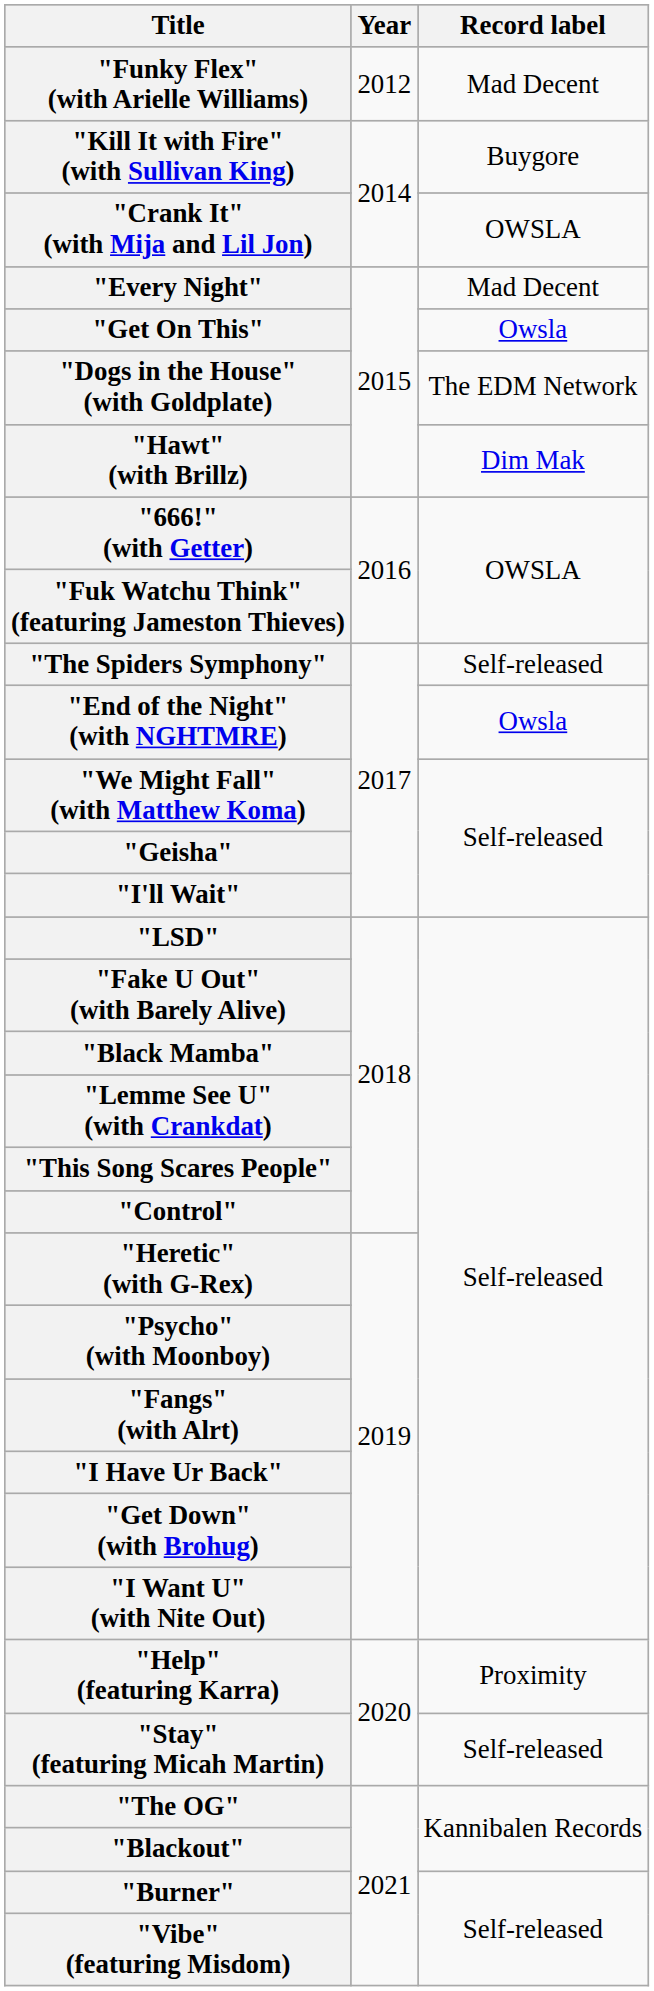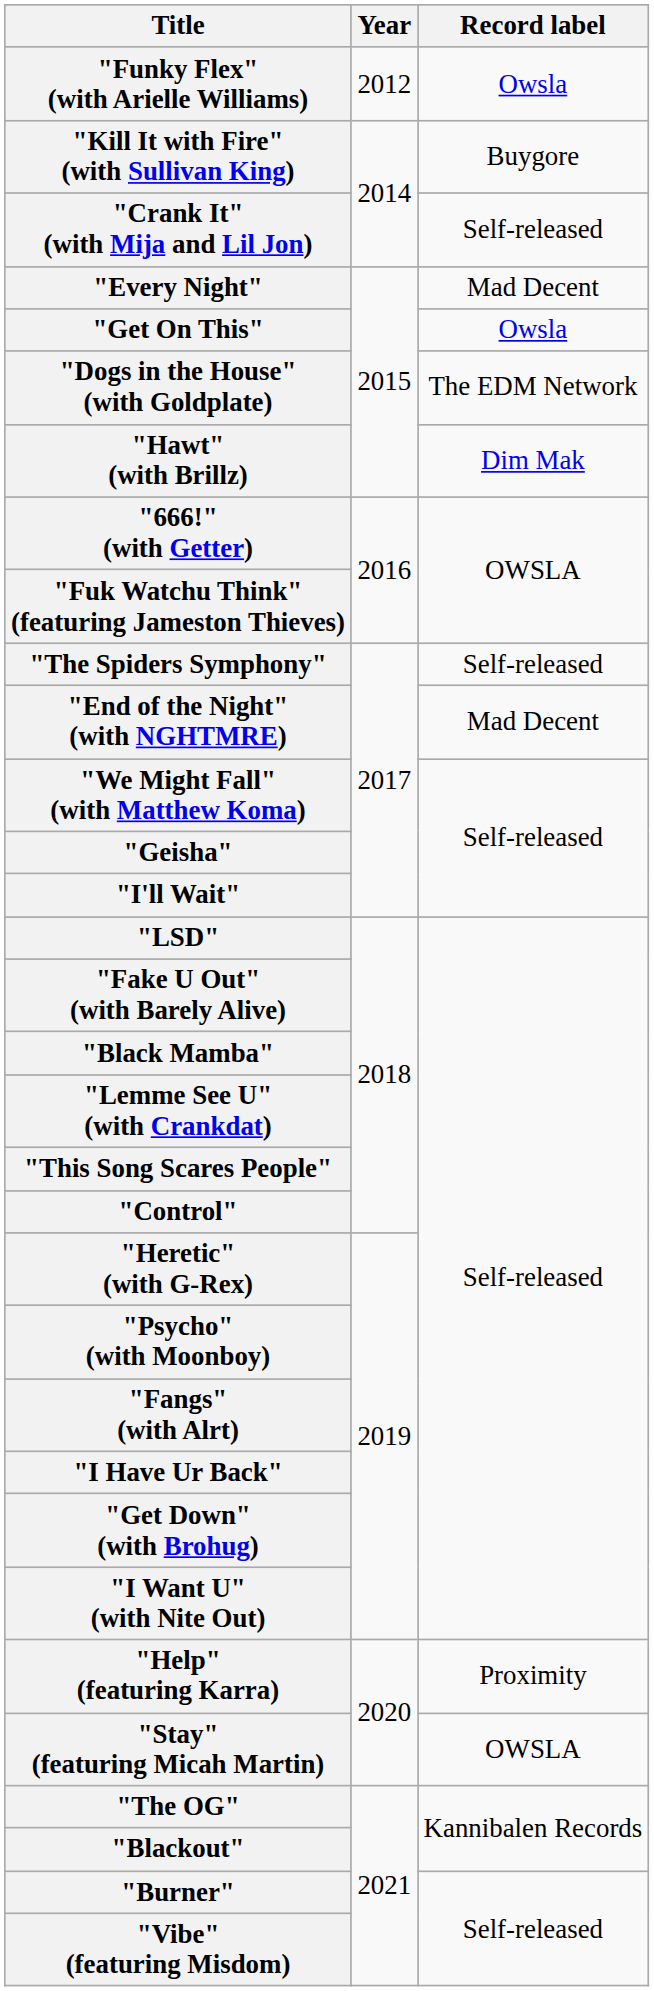(533, 83) Mad Decent -> (533, 83) Owsla
(533, 229) OWSLA -> (533, 229) Self-released
(533, 721) Owsla -> (533, 721) Mad Decent
(533, 1748) Self-released -> (533, 1748) OWSLA
